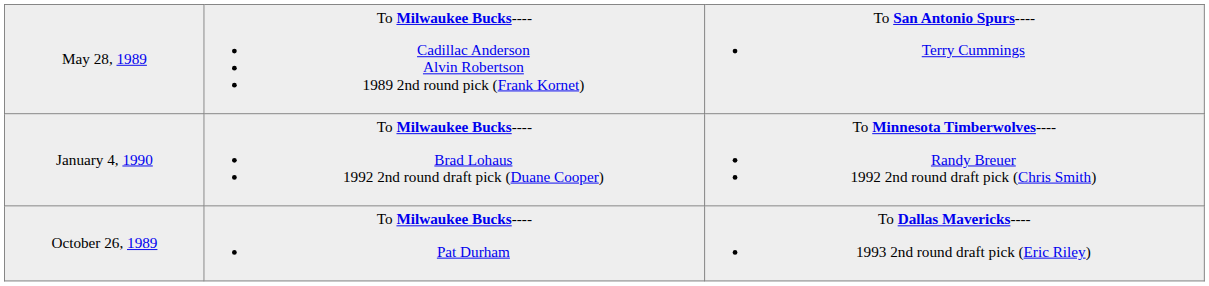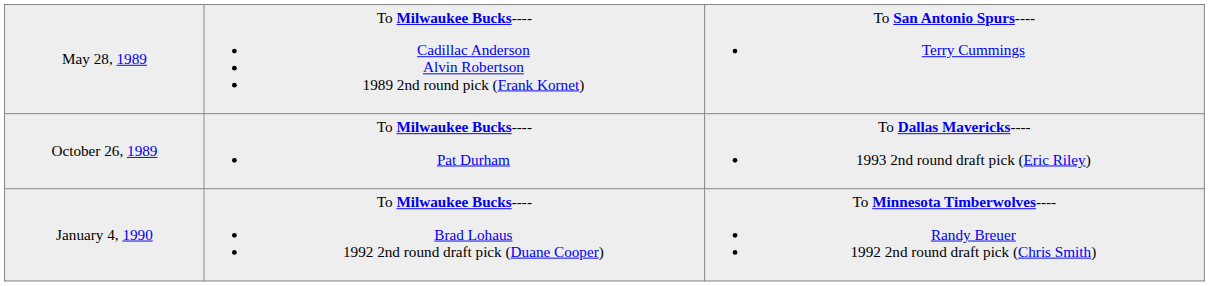rows swapped: (104, 243) <-> (104, 159)
